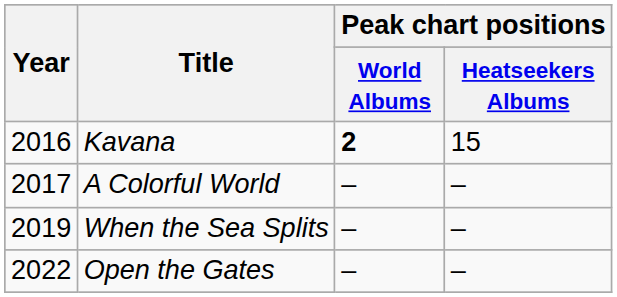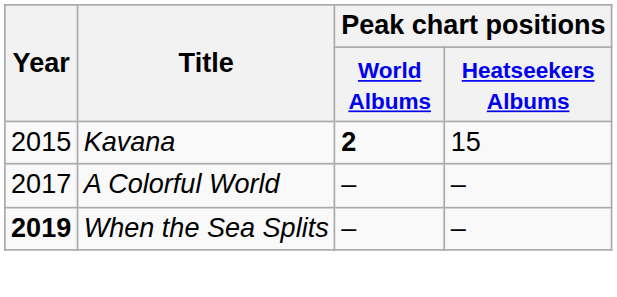(41, 142) 2016 -> (41, 142) 2015
(41, 227) normal -> (41, 227) bold
- row: (179, 270)
